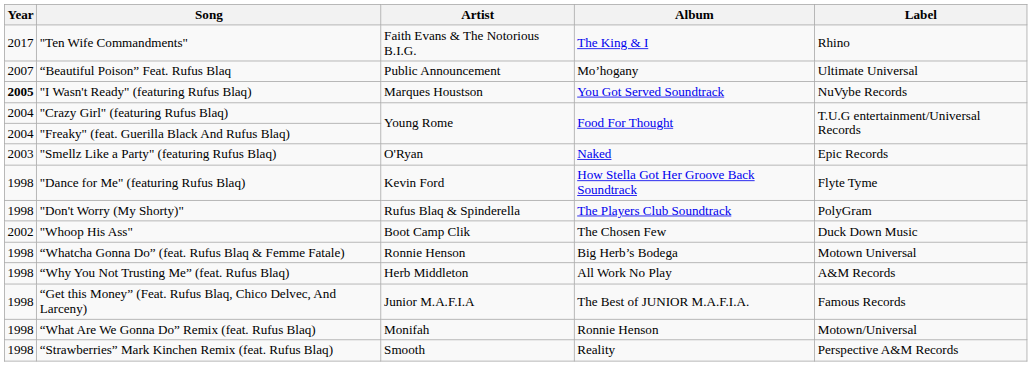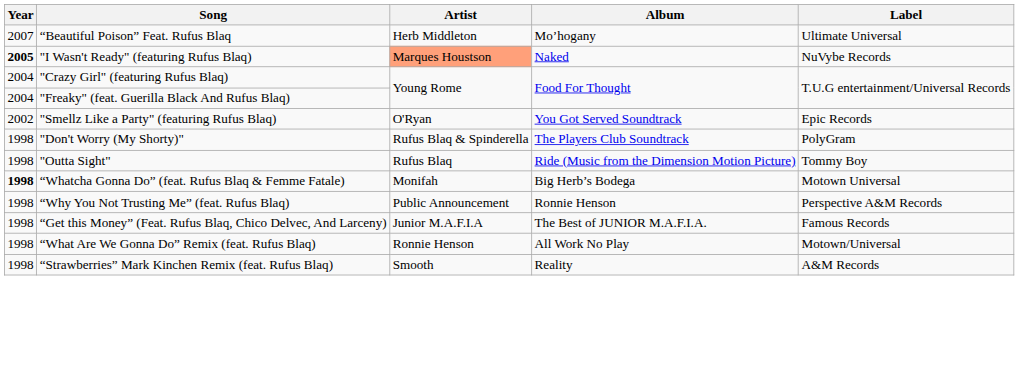- row: (114, 43)
(442, 71) Public Announcement -> (435, 35) Herb Middleton
(434, 92) no background -> (442, 56) lightsalmon background
(651, 92) You Got Served Soundtrack -> (552, 56) Naked
(21, 154) 2003 -> (21, 118) 2002
(594, 154) Naked -> (608, 118) You Got Served Soundtrack
- row: (143, 182)
- row: (86, 231)
+ row: (75, 160)
(21, 252) normal -> (21, 181) bold
(425, 252) Ronnie Henson -> (415, 181) Monifah
(426, 273) Herb Middleton -> (451, 202) Public Announcement
(624, 273) All Work No Play -> (575, 202) Ronnie Henson
(857, 273) A&M Records -> (872, 202) Perspective A&M Records
(407, 329) Monifah -> (433, 243) Ronnie Henson
(618, 329) Ronnie Henson -> (582, 243) All Work No Play
(888, 350) Perspective A&M Records -> (840, 264) A&M Records
